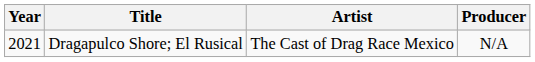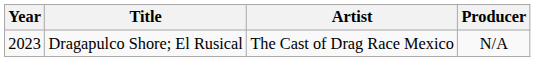(25, 43) 2021 -> (25, 43) 2023
